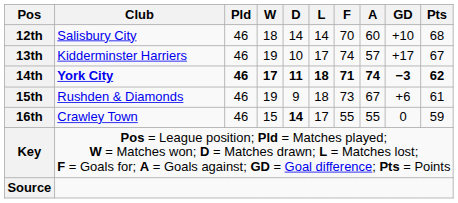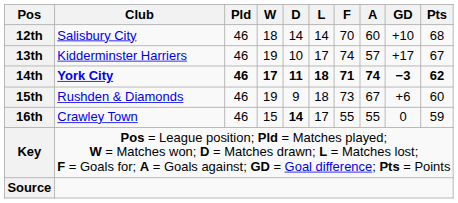(437, 96) 61 -> (437, 96) 60
